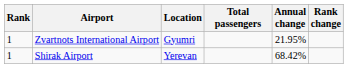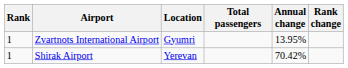(291, 39) 21.95% -> (291, 39) 13.95%
(291, 55) 68.42% -> (291, 55) 70.42%
